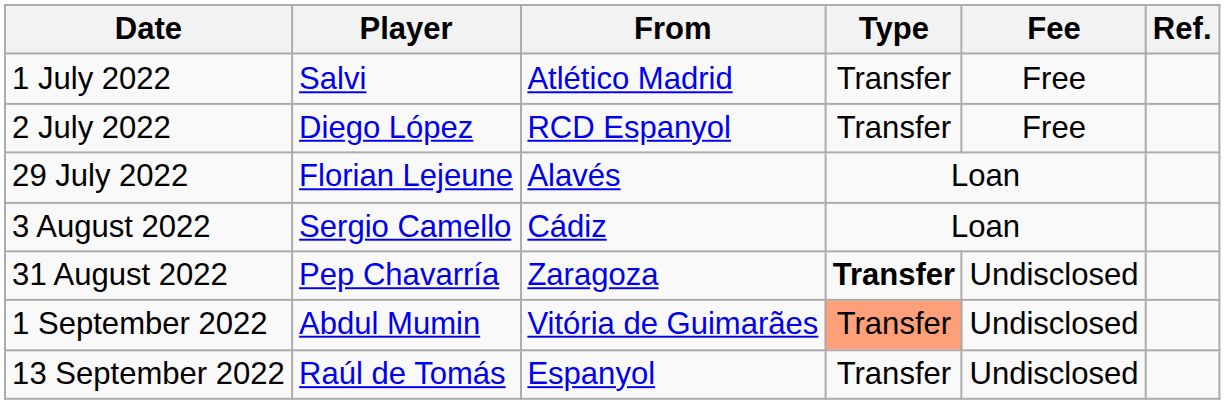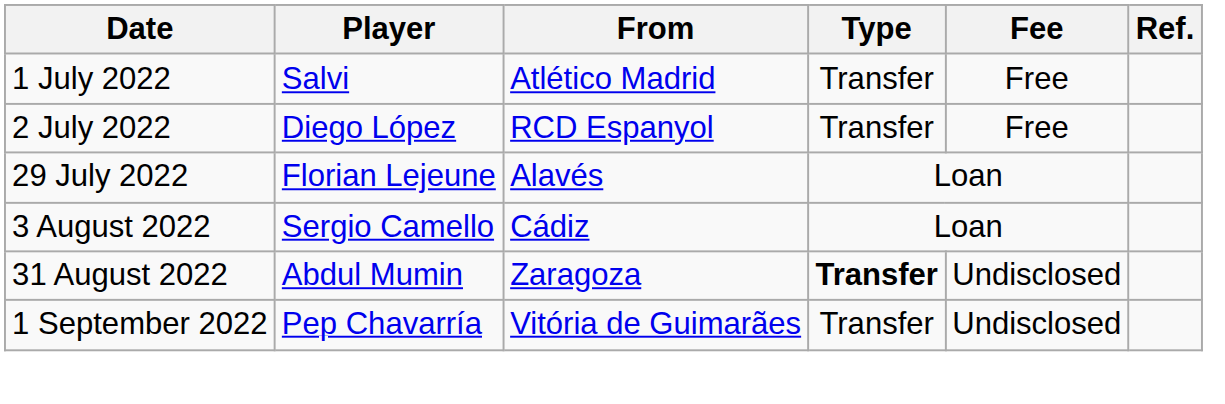(399, 275) Pep Chavarría -> (372, 275) Abdul Mumin
(390, 324) Abdul Mumin -> (382, 324) Pep Chavarría
(894, 324) lightsalmon background -> (877, 324) no background
- row: (148, 373)
